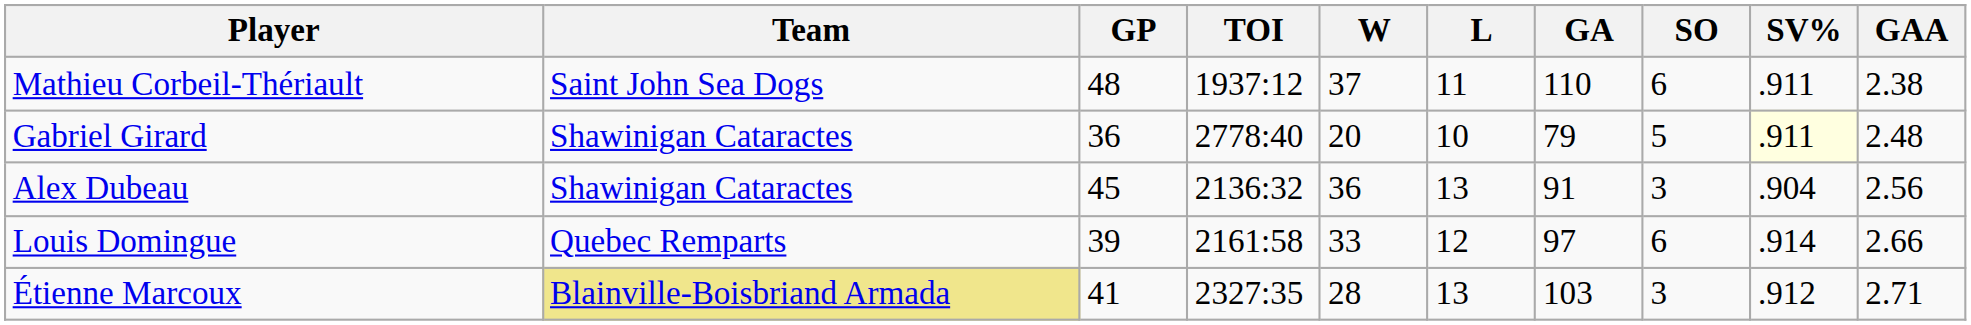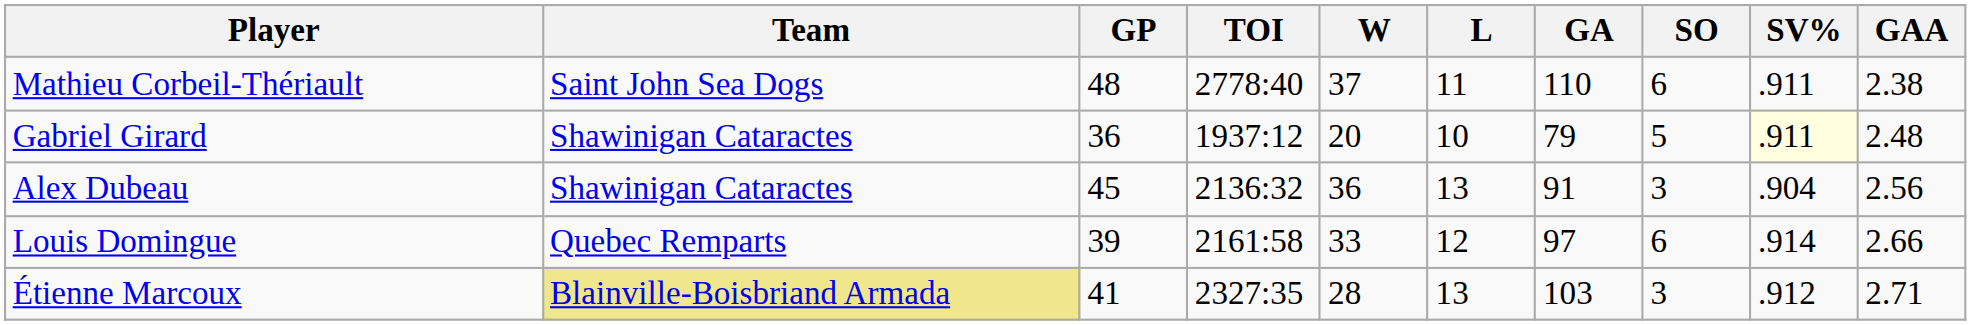(1249, 83) 1937:12 -> (1249, 83) 2778:40
(1249, 135) 2778:40 -> (1249, 135) 1937:12
